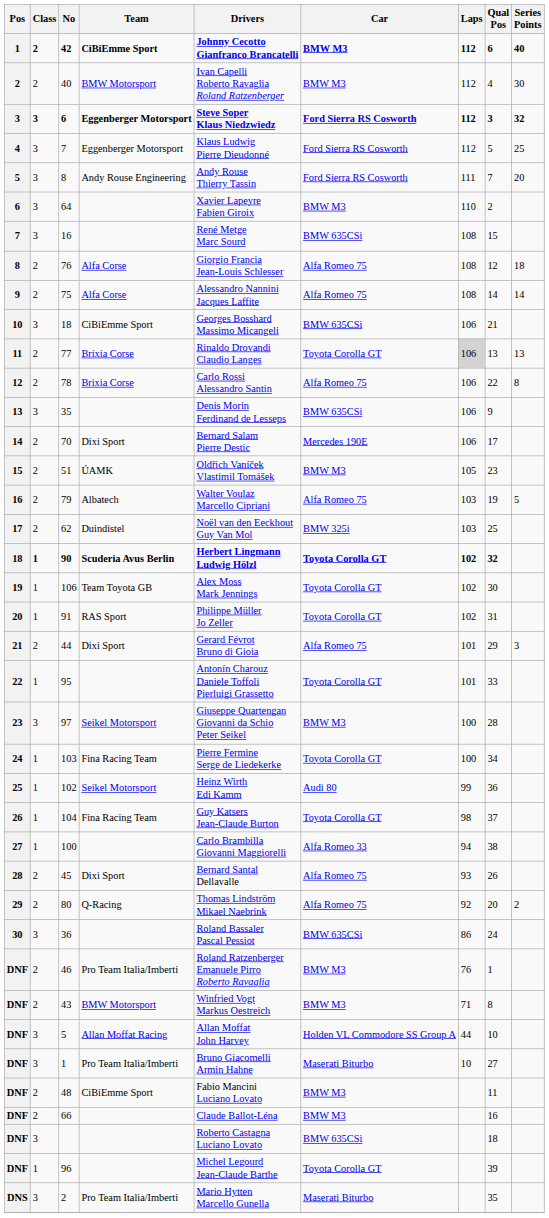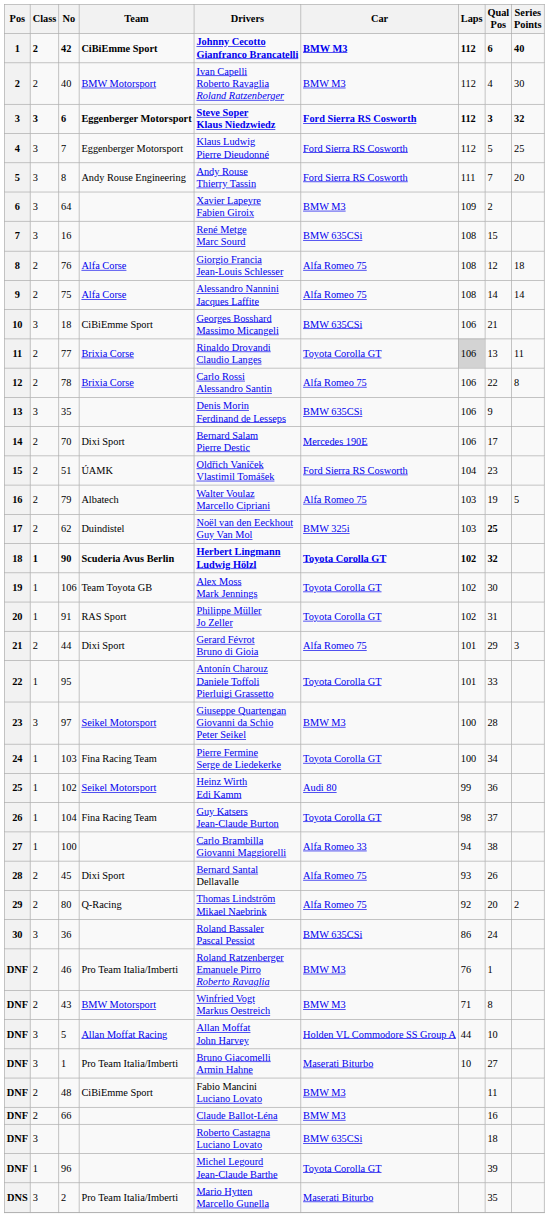(468, 207) 110 -> (469, 207) 109
(519, 353) 13 -> (519, 353) 11
(324, 470) BMW M3 -> (355, 470) Ford Sierra RS Cosworth
(469, 470) 105 -> (469, 470) 104
(493, 529) normal -> (493, 529) bold
